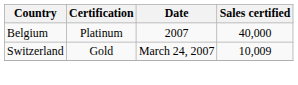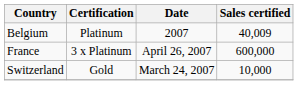(255, 32) 40,000 -> (255, 32) 40,009
+ row: (23, 51)
(255, 51) 10,009 -> (255, 70) 10,000
